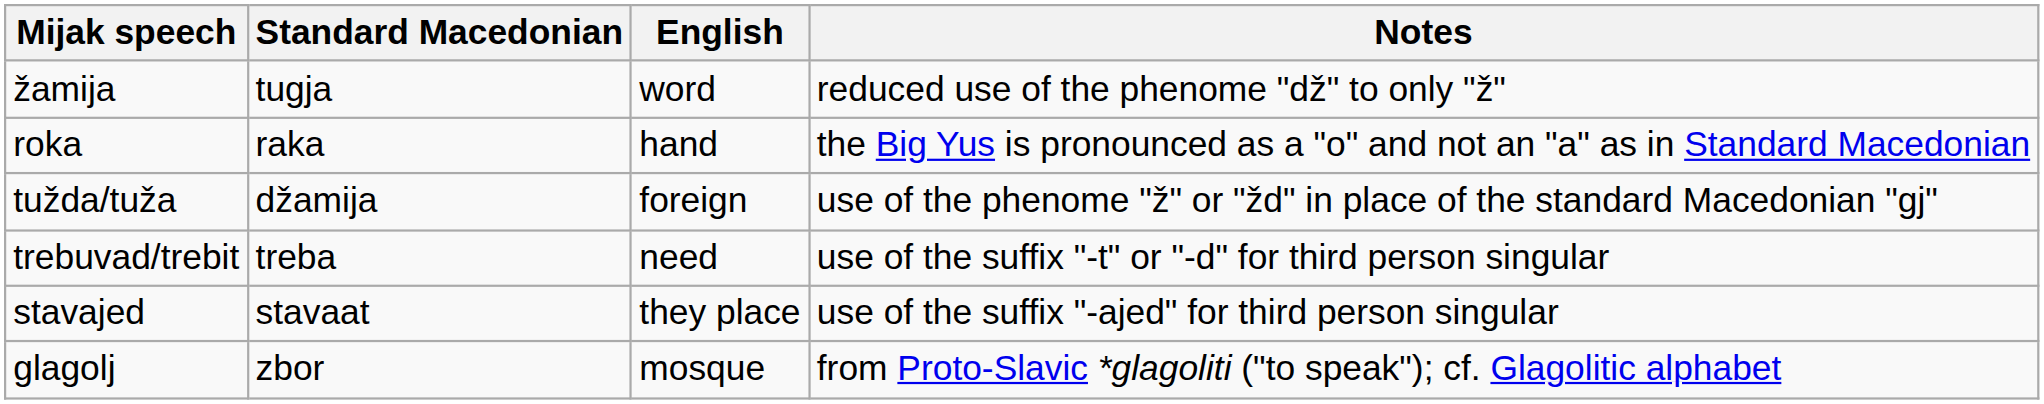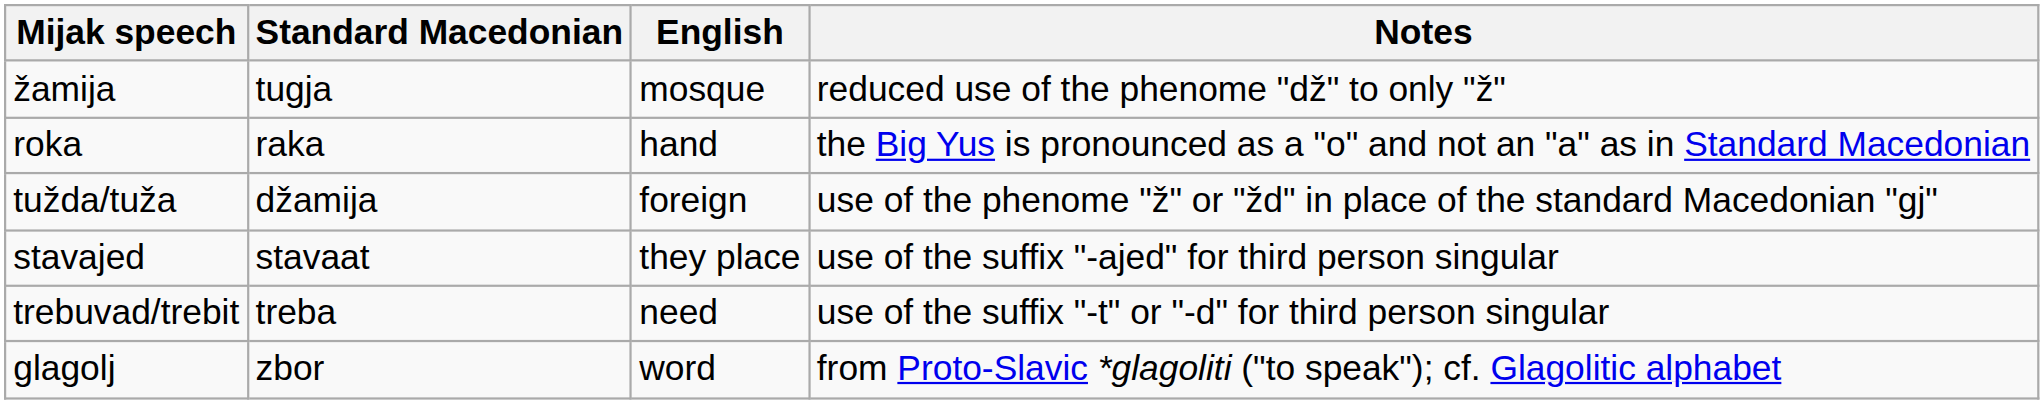(678, 88) word -> (702, 88) mosque
rows swapped: (126, 256) <-> (79, 312)
(702, 369) mosque -> (678, 369) word
